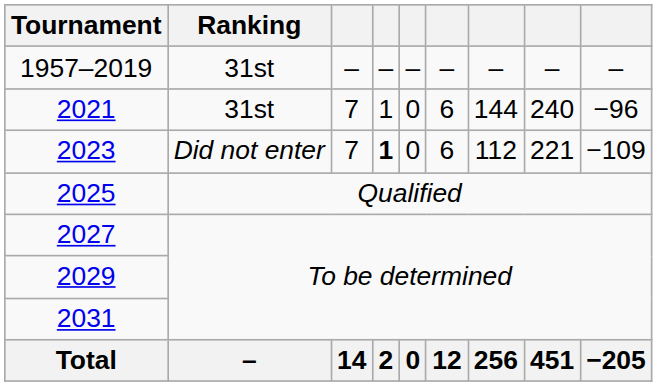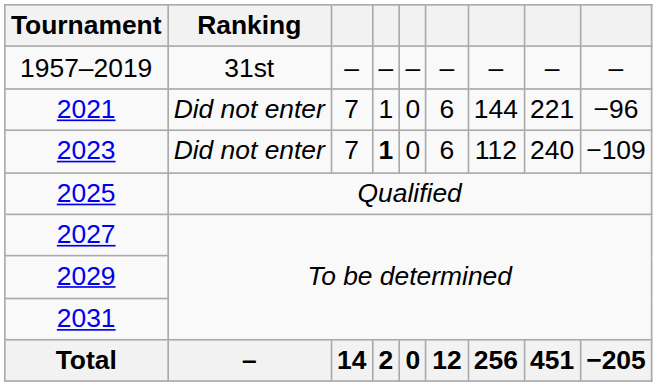(249, 109) 31st -> (249, 109) Did not enter
(552, 109) 240 -> (552, 109) 221
(552, 151) 221 -> (552, 151) 240
